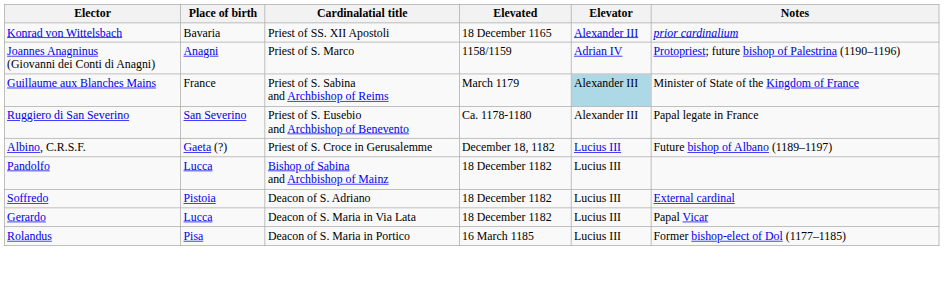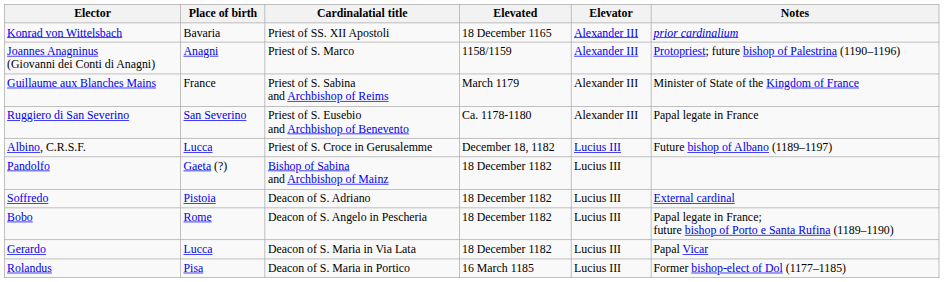(598, 51) Adrian IV -> (606, 51) Alexander III
(606, 83) lightblue background -> (606, 83) no background
(205, 147) Gaeta (?) -> (198, 147) Lucca
(198, 166) Lucca -> (205, 166) Gaeta (?)
+ row: (20, 217)
